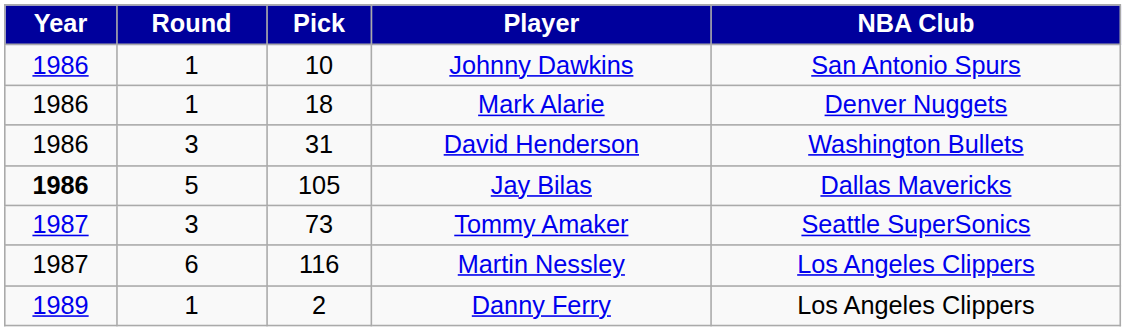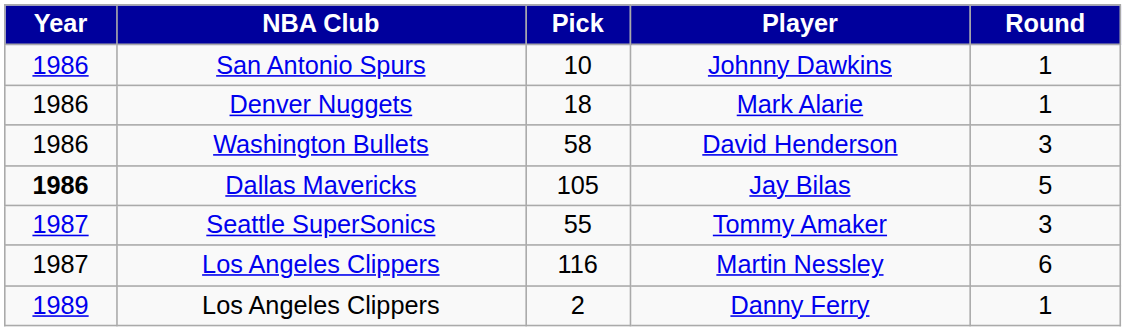columns swapped: (192, 24) <-> (916, 24)
(319, 144) 31 -> (578, 144) 58
(319, 225) 73 -> (578, 225) 55
